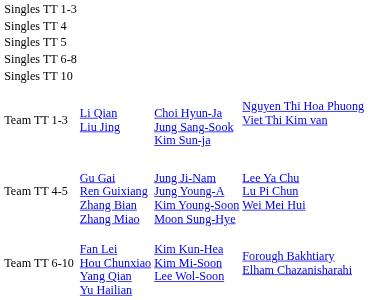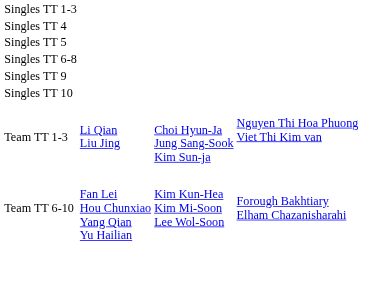+ row: (35, 76)
- row: (36, 191)
